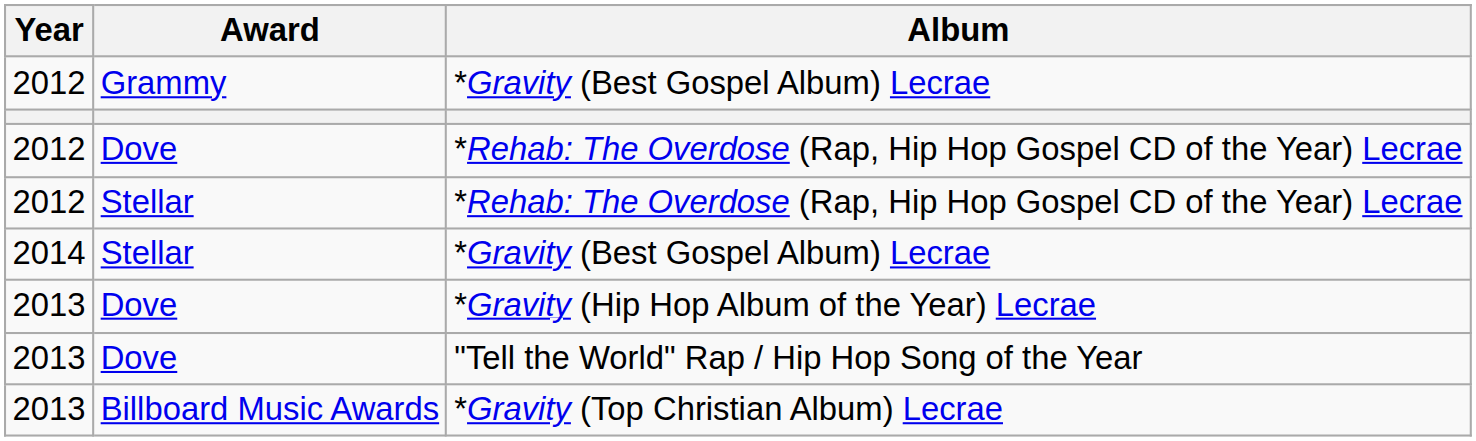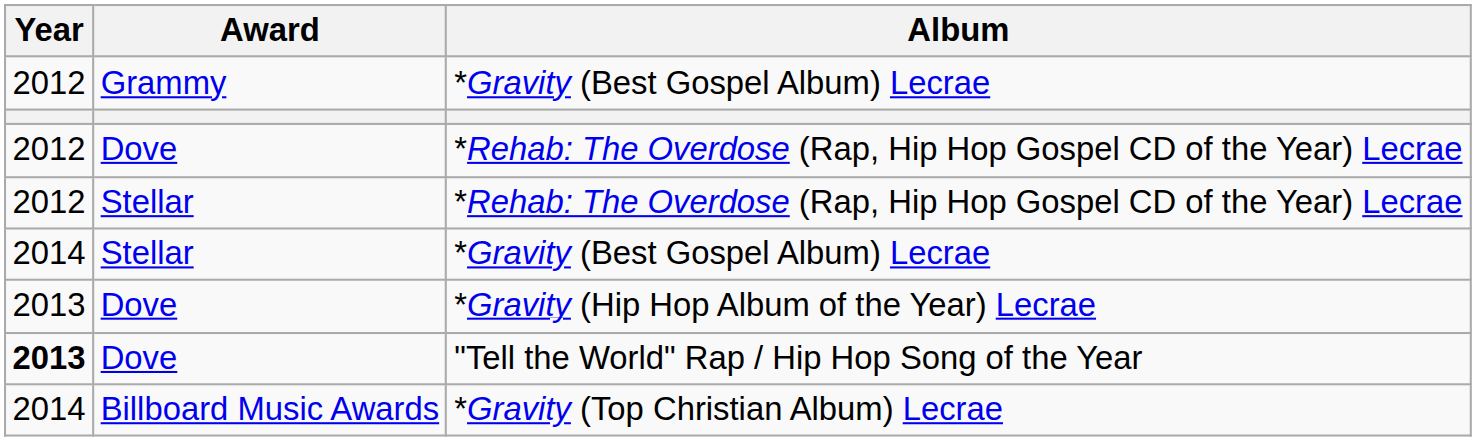(49, 357) normal -> (49, 357) bold
(49, 409) 2013 -> (49, 409) 2014
